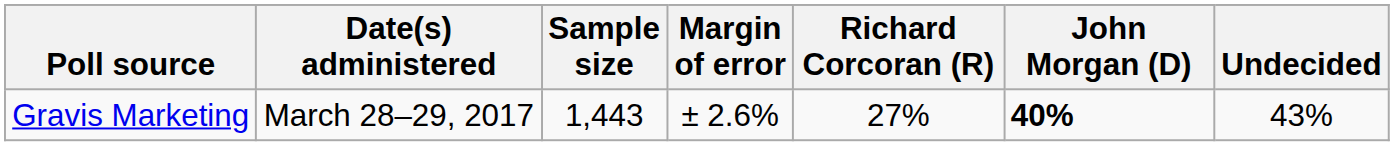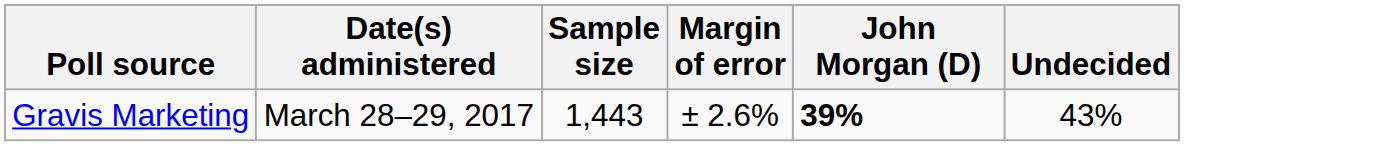- column: (898, 47)
(1042, 114) 40% -> (832, 114) 39%
